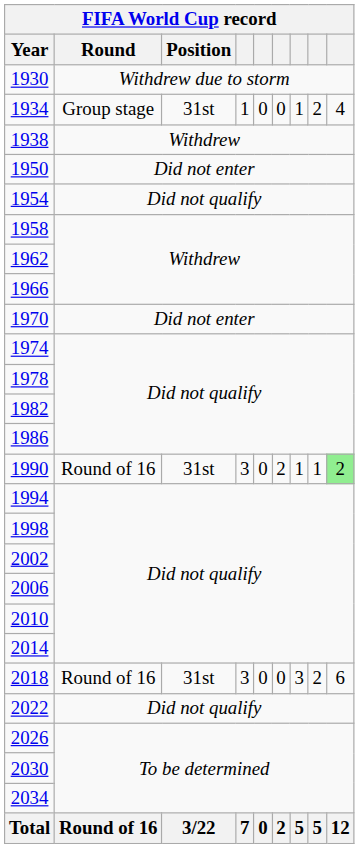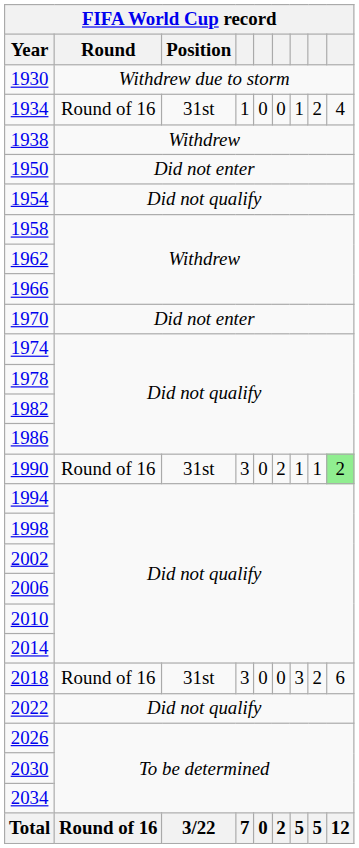(108, 109) Group stage -> (108, 109) Round of 16
